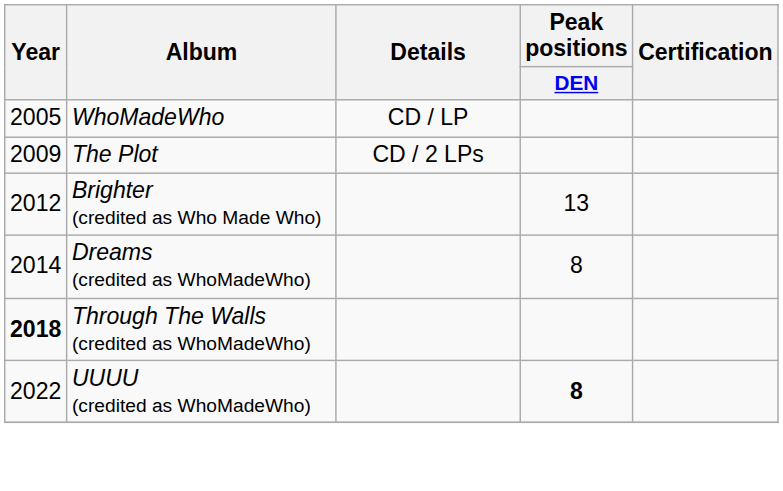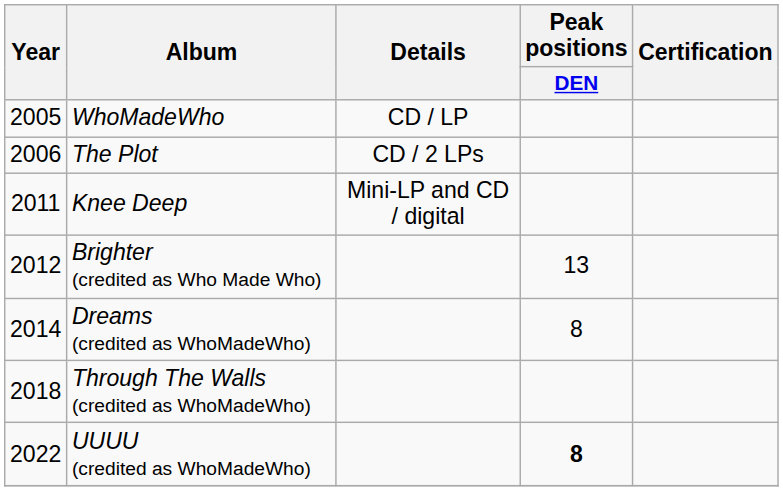(36, 154) 2009 -> (36, 154) 2006
+ row: (130, 204)
(36, 328) bold -> (36, 391) normal
